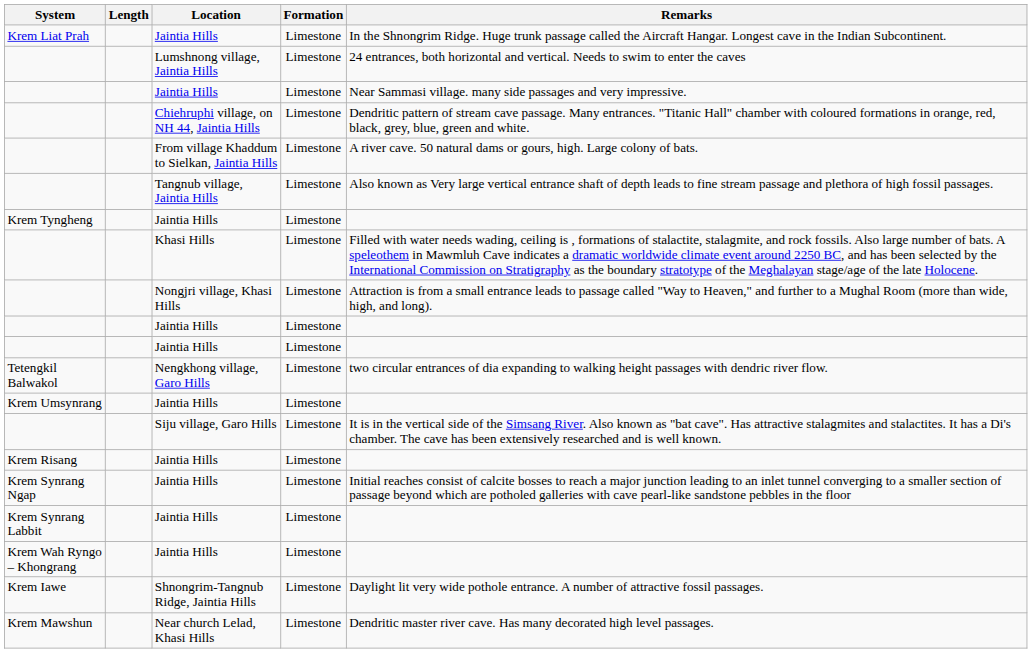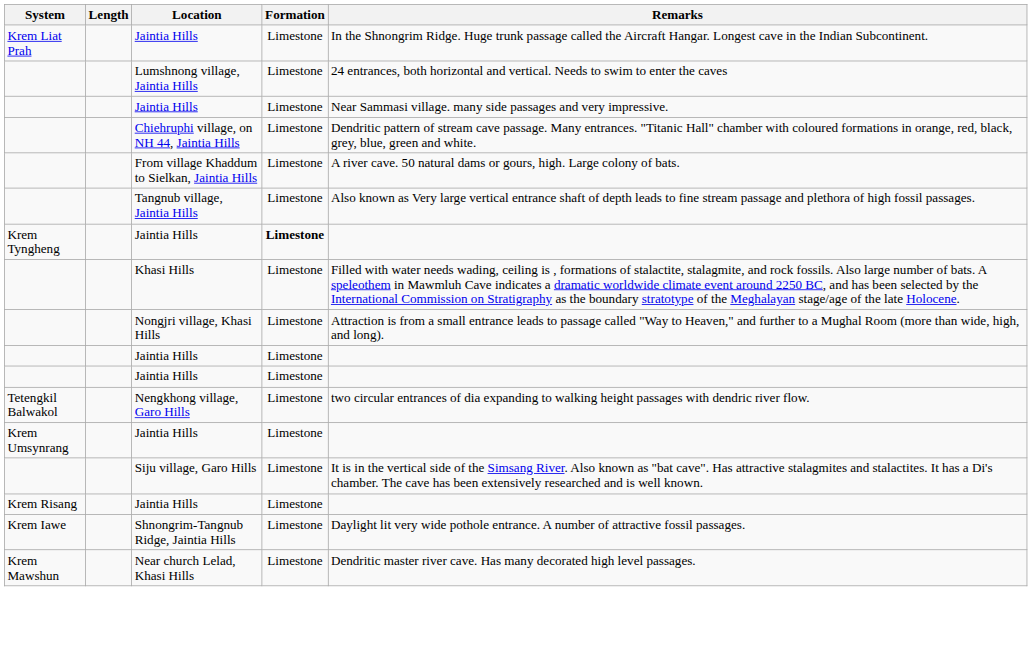(313, 219) normal -> (295, 234) bold
- row: (46, 488)
- row: (46, 523)
- row: (55, 559)
